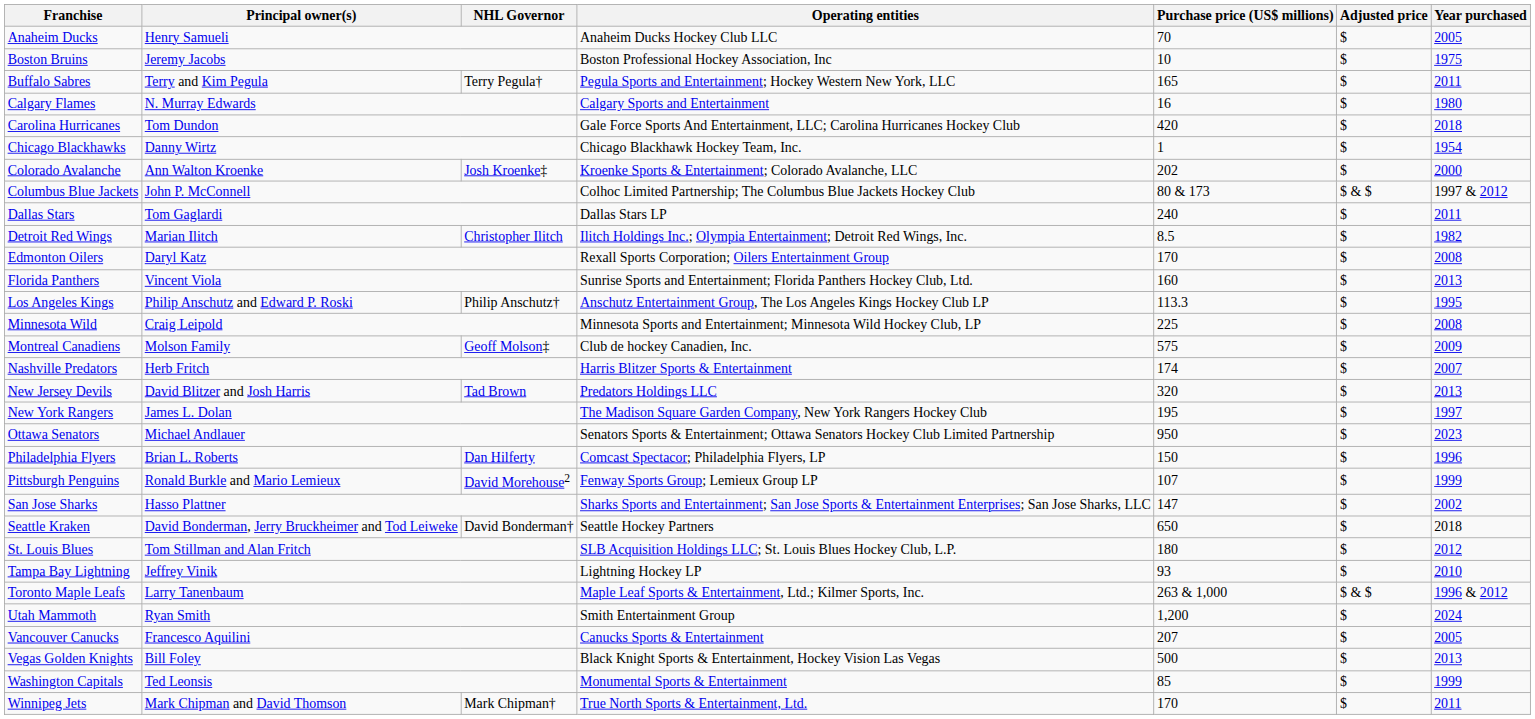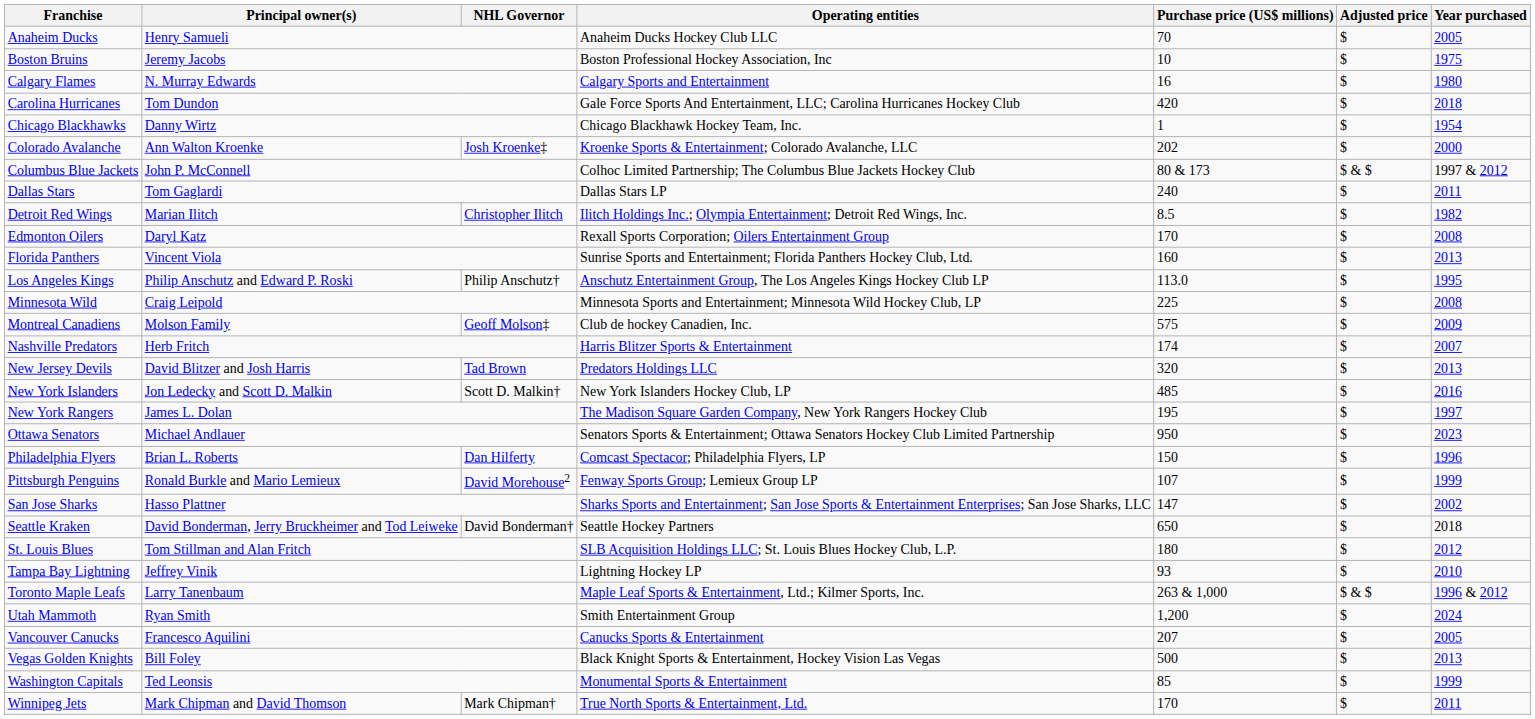- row: (49, 81)
(1173, 302) 113.3 -> (1173, 280) 113.0
+ row: (63, 390)
